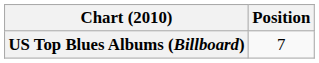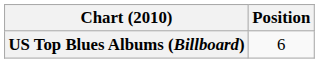(281, 44) 7 -> (281, 44) 6
